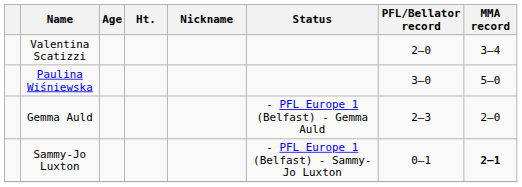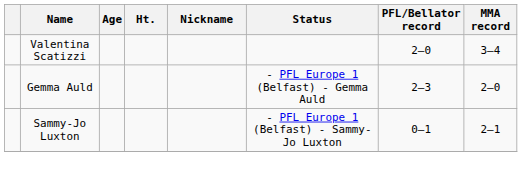- row: (60, 80)
(490, 160) bold -> (490, 130) normal
